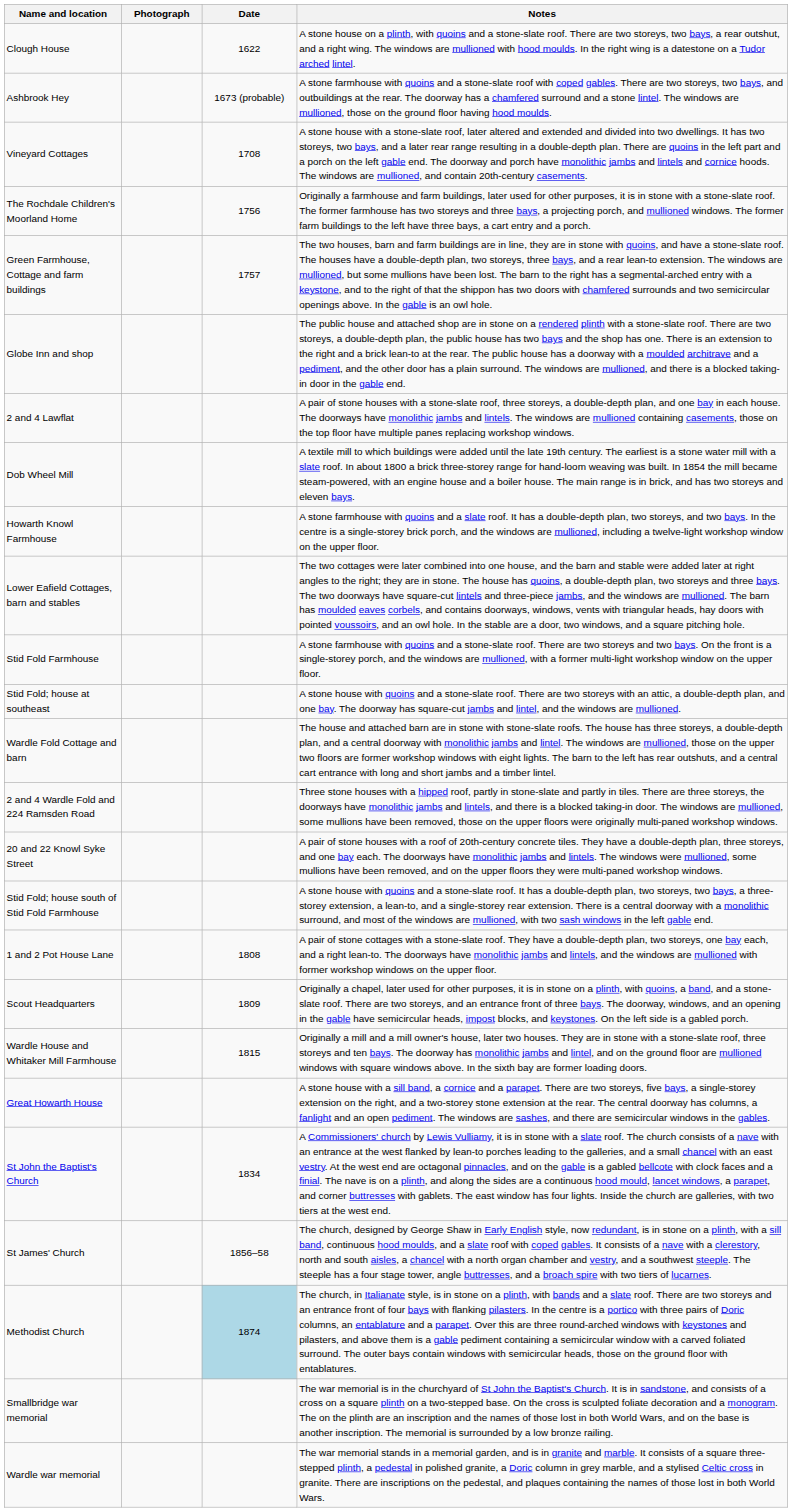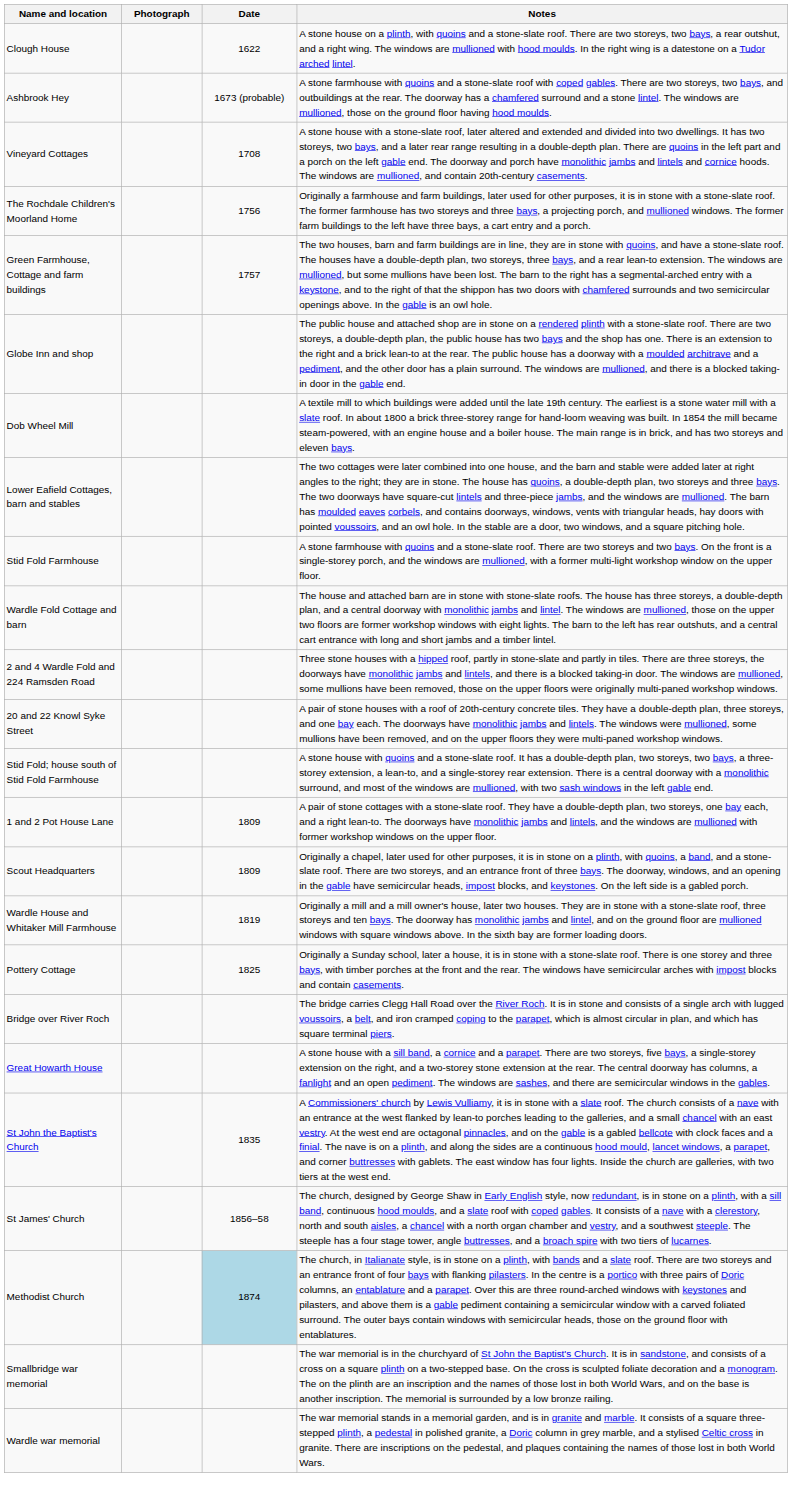- row: (40, 418)
- row: (40, 531)
- row: (48, 701)
(249, 954) 1808 -> (249, 822) 1809
(249, 1053) 1815 -> (249, 920) 1819
+ row: (41, 969)
+ row: (58, 1019)
(249, 1174) 1834 -> (249, 1139) 1835
